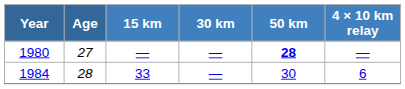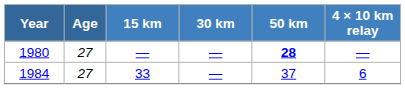(85, 73) 28 -> (85, 73) 27
(289, 73) 30 -> (289, 73) 37
